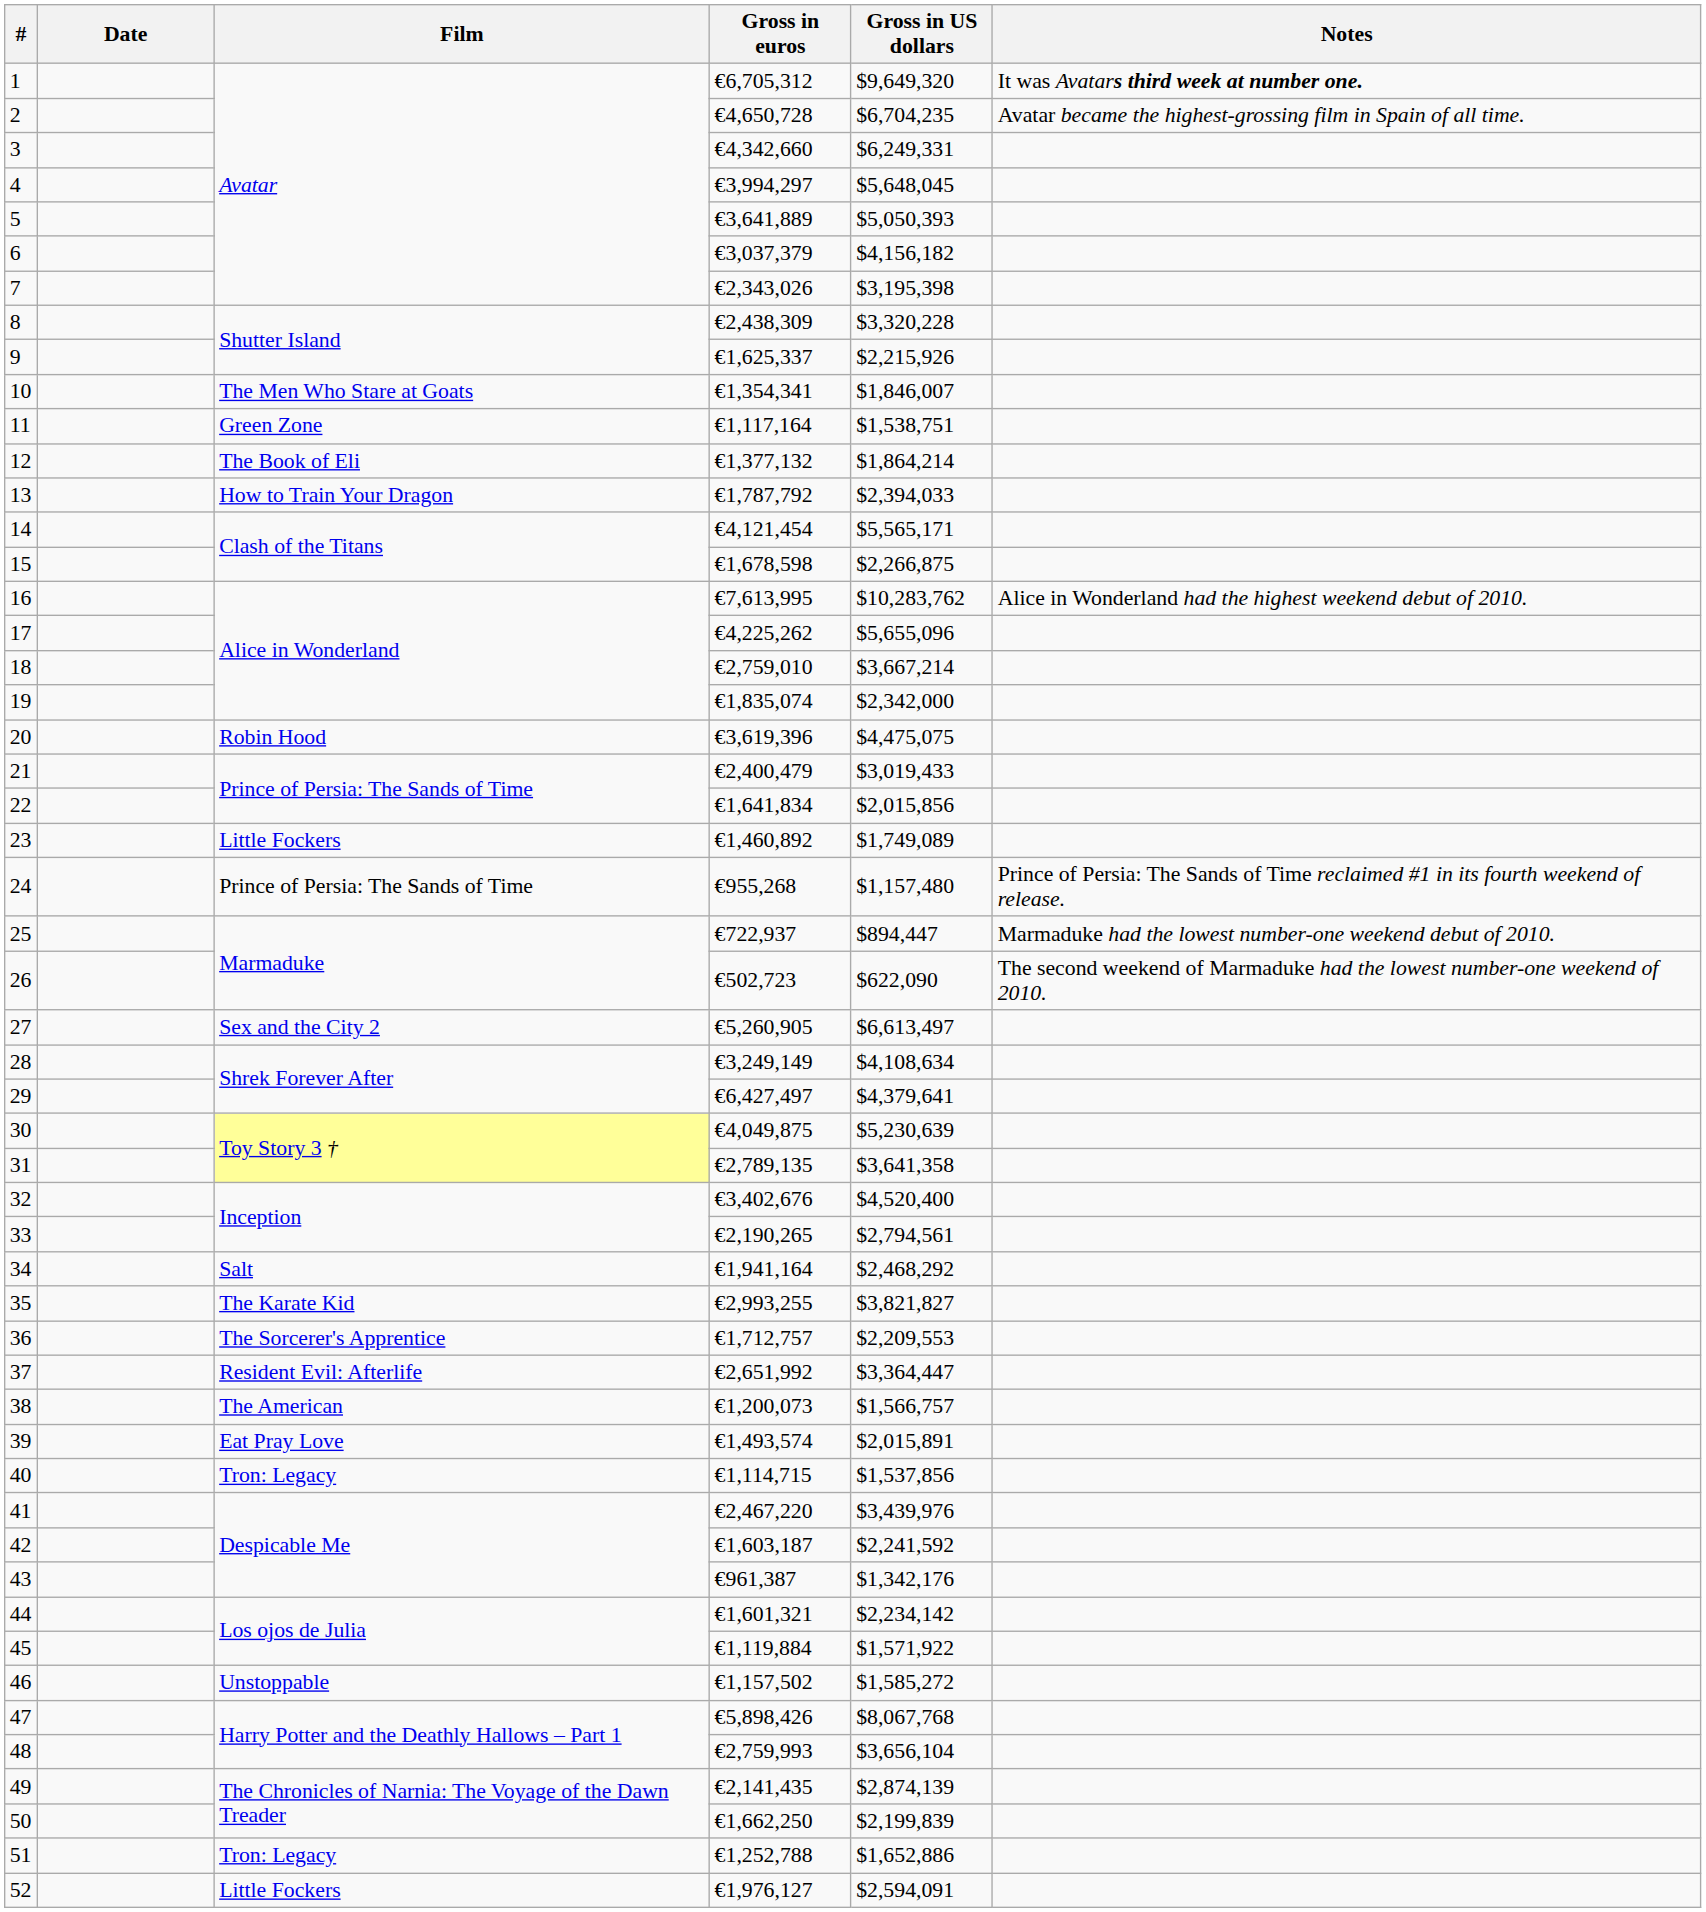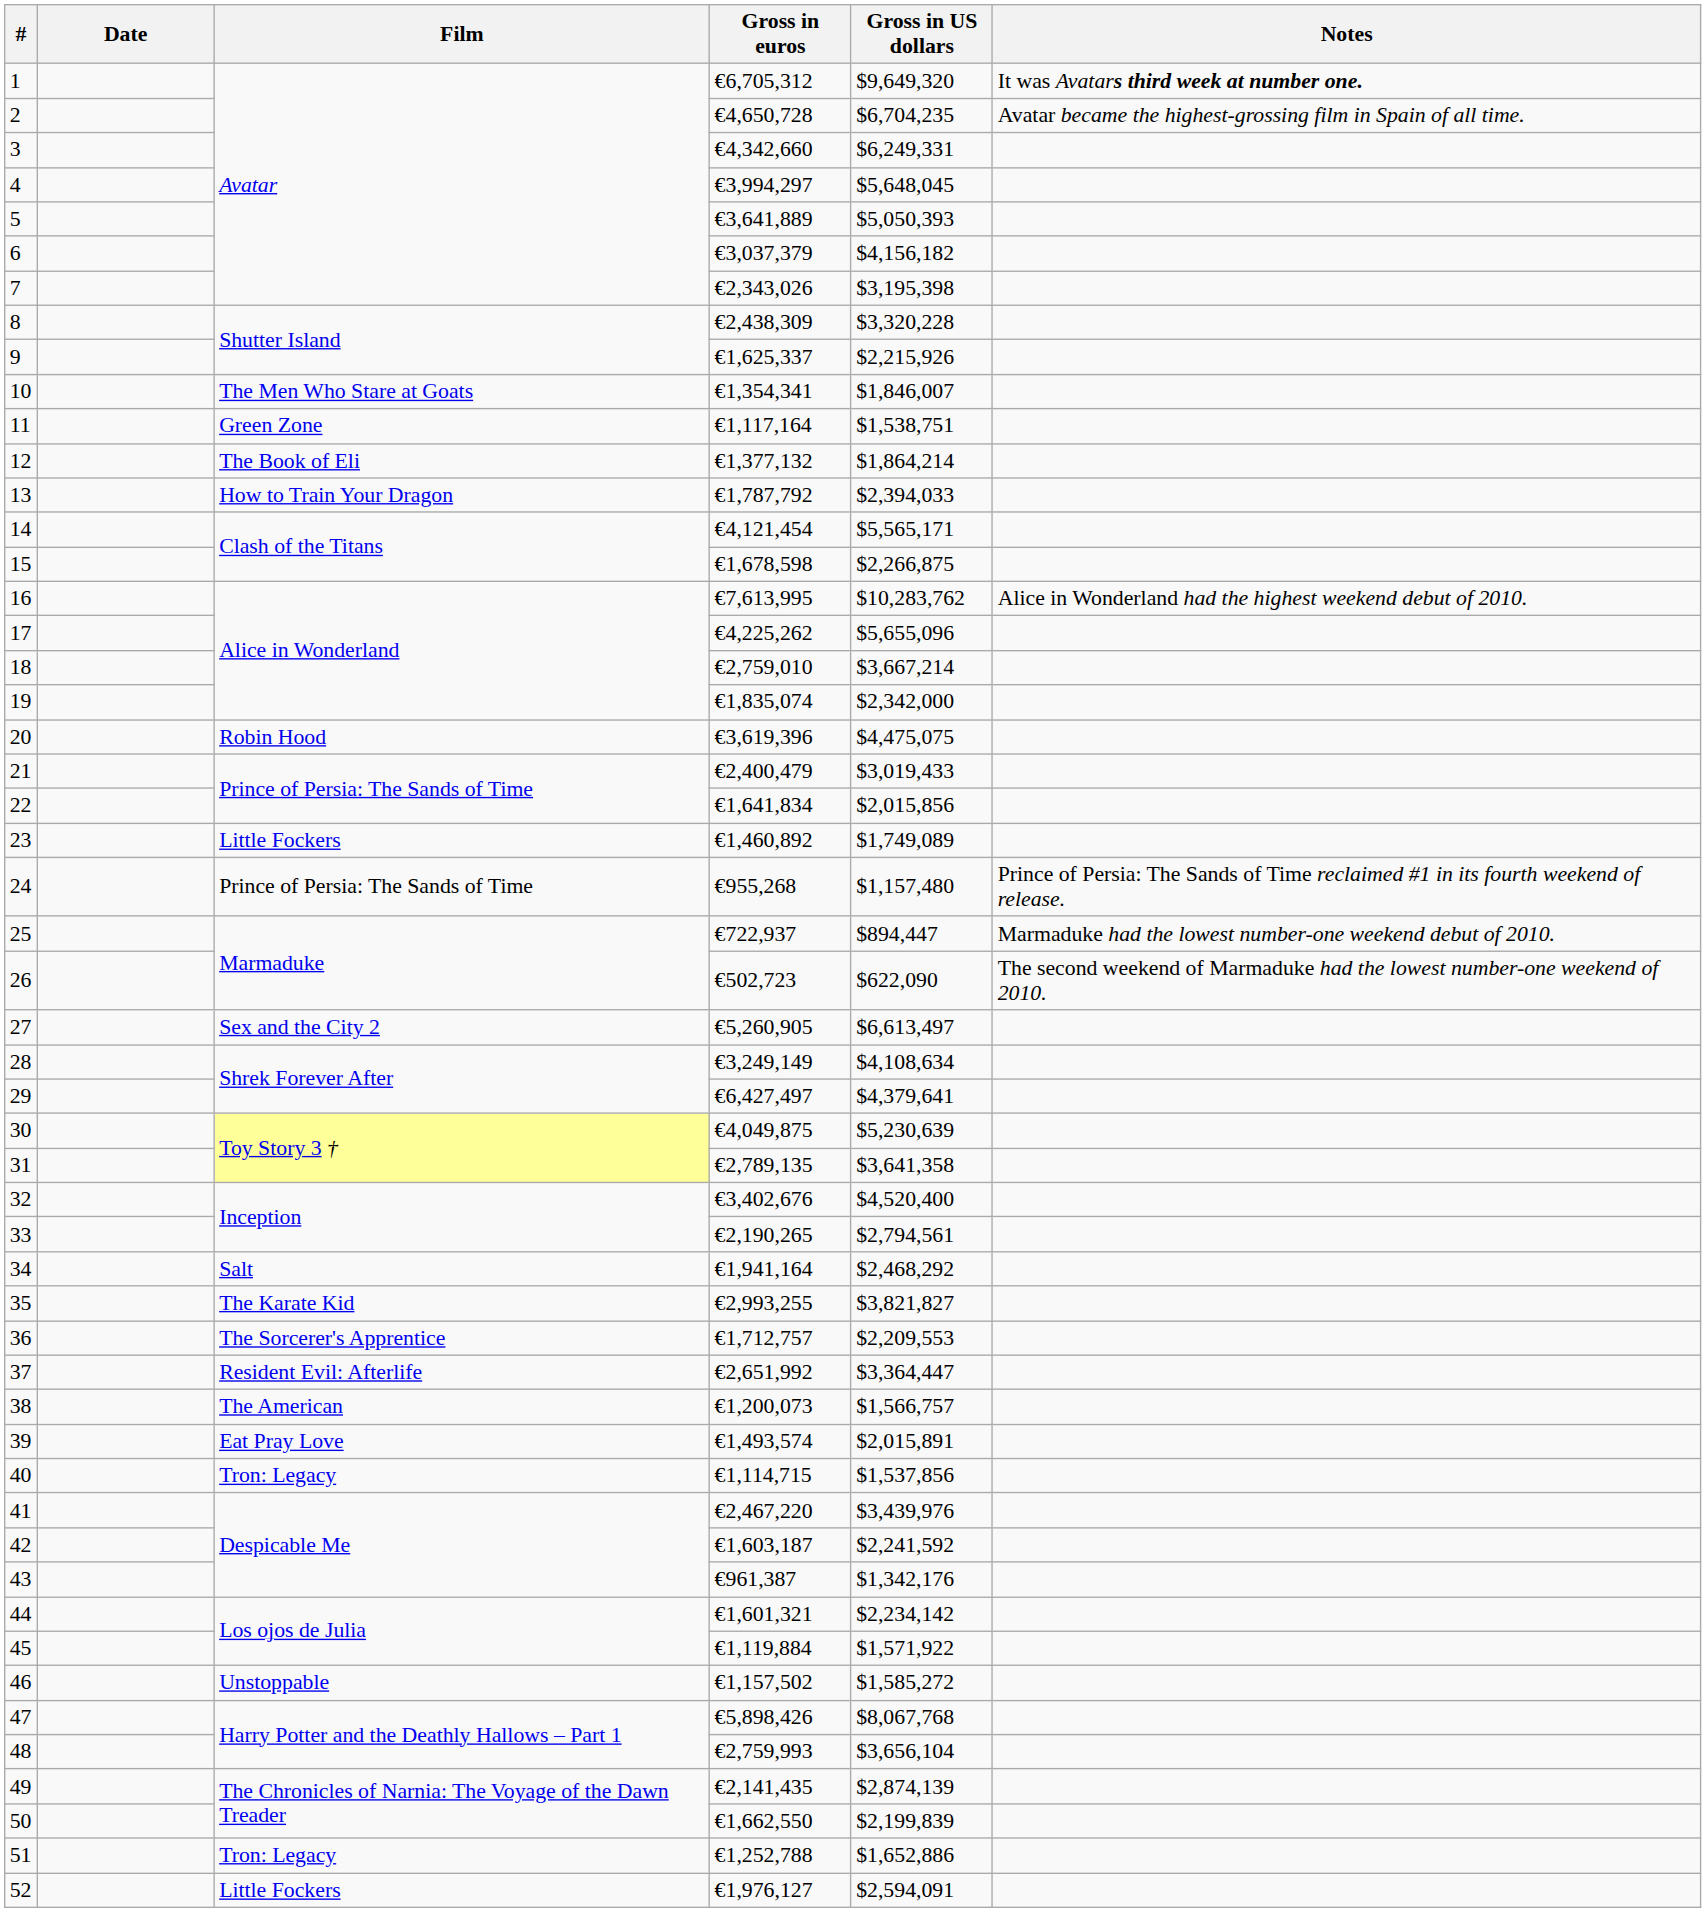(764, 1820) €1,662,250 -> (764, 1820) €1,662,550
